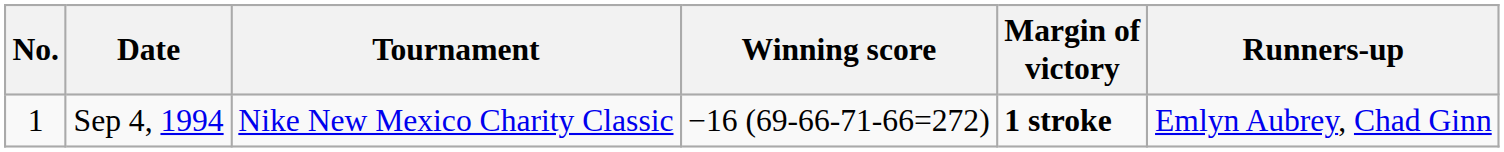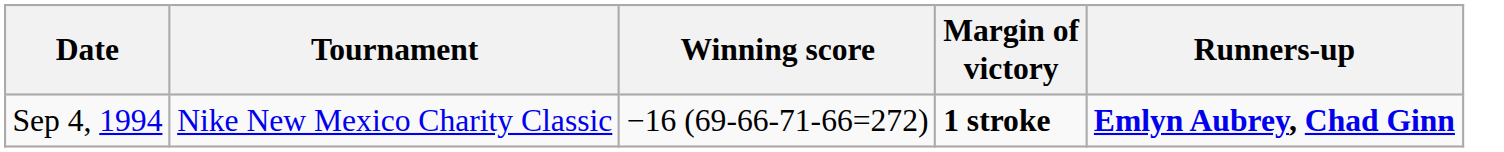- column: (36, 49)
(1323, 120) normal -> (1274, 120) bold
